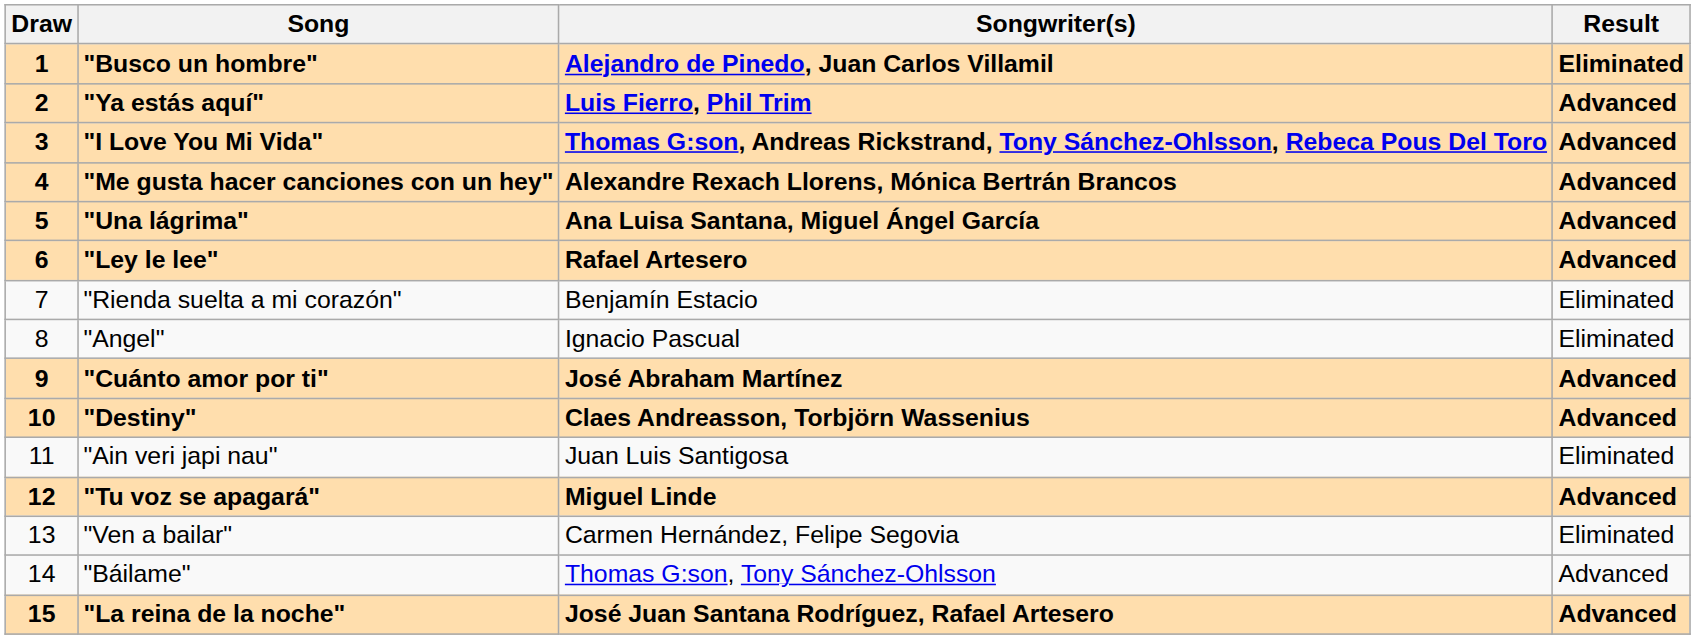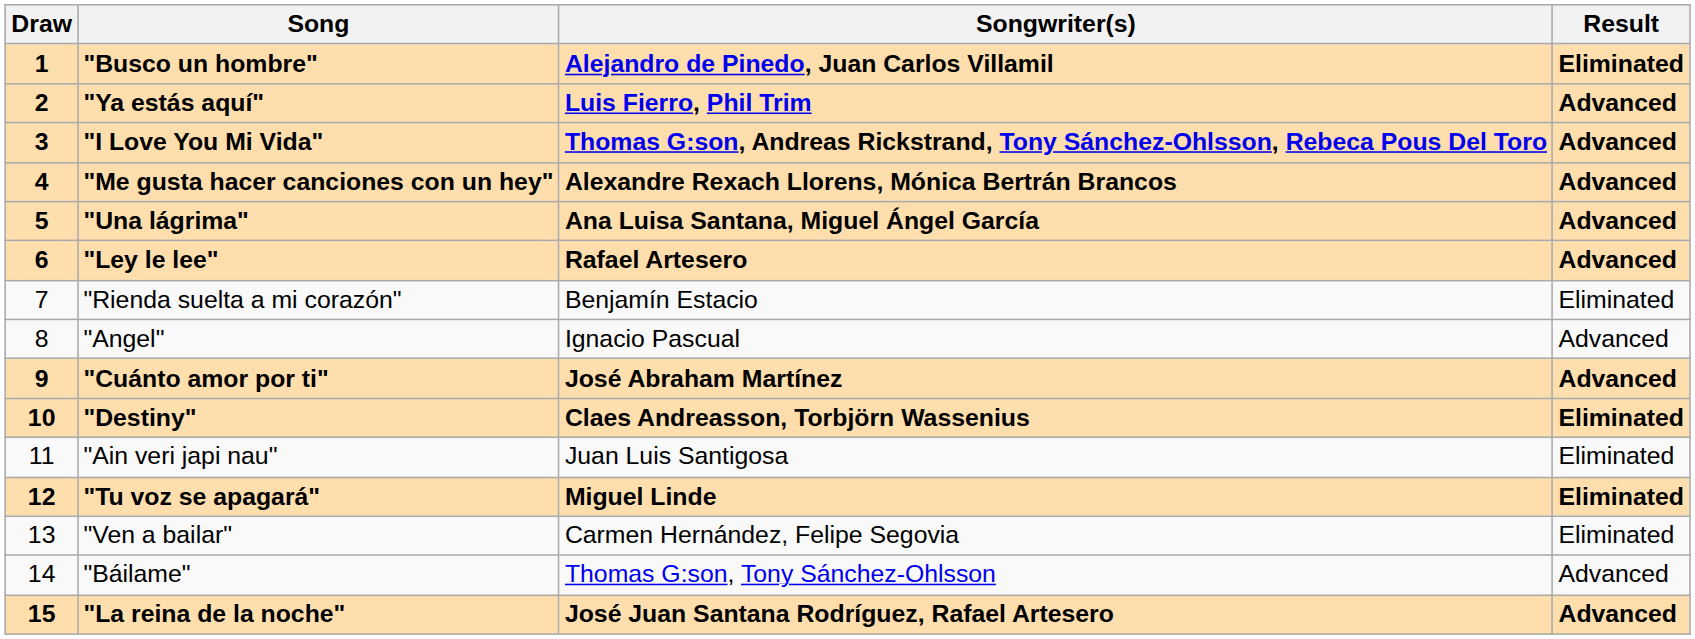(1616, 338) Eliminated -> (1614, 338) Advanced
(1618, 417) Advanced -> (1621, 417) Eliminated
(1618, 496) Advanced -> (1621, 496) Eliminated
